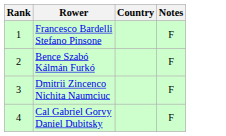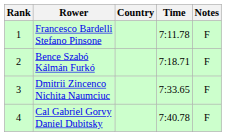+ column: (174, 12)
